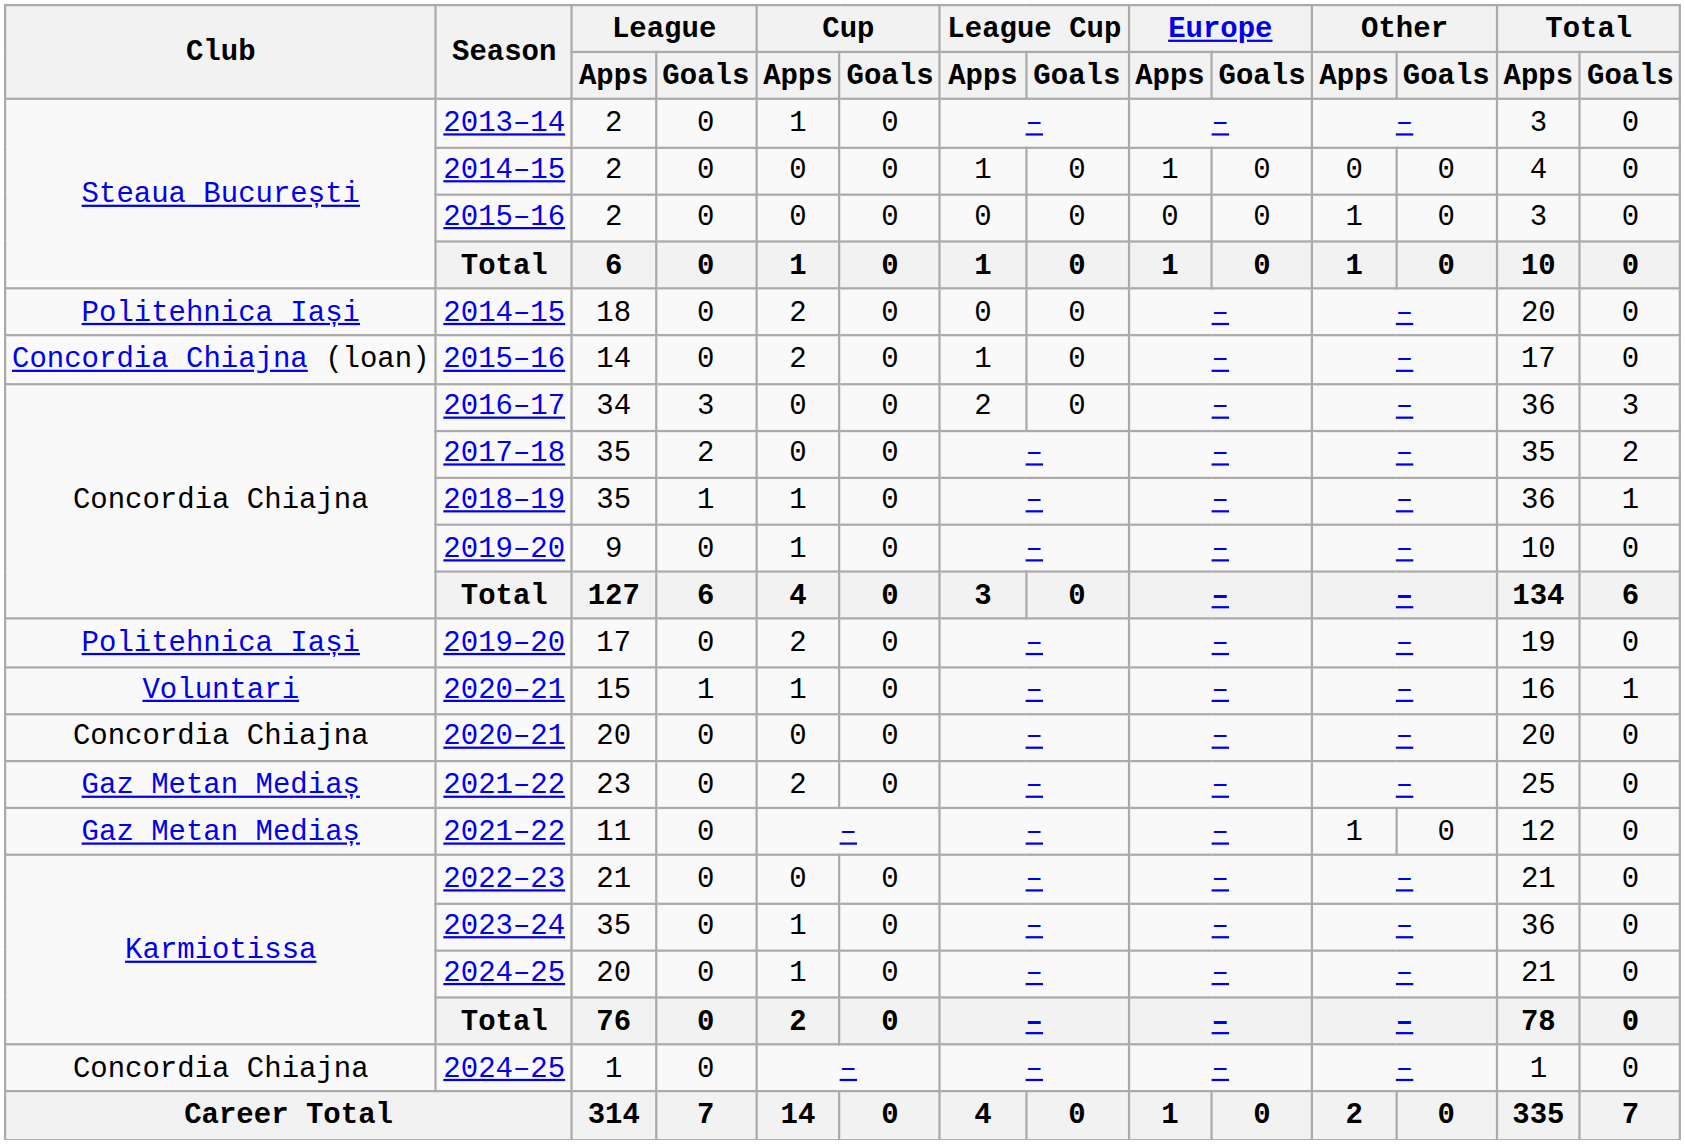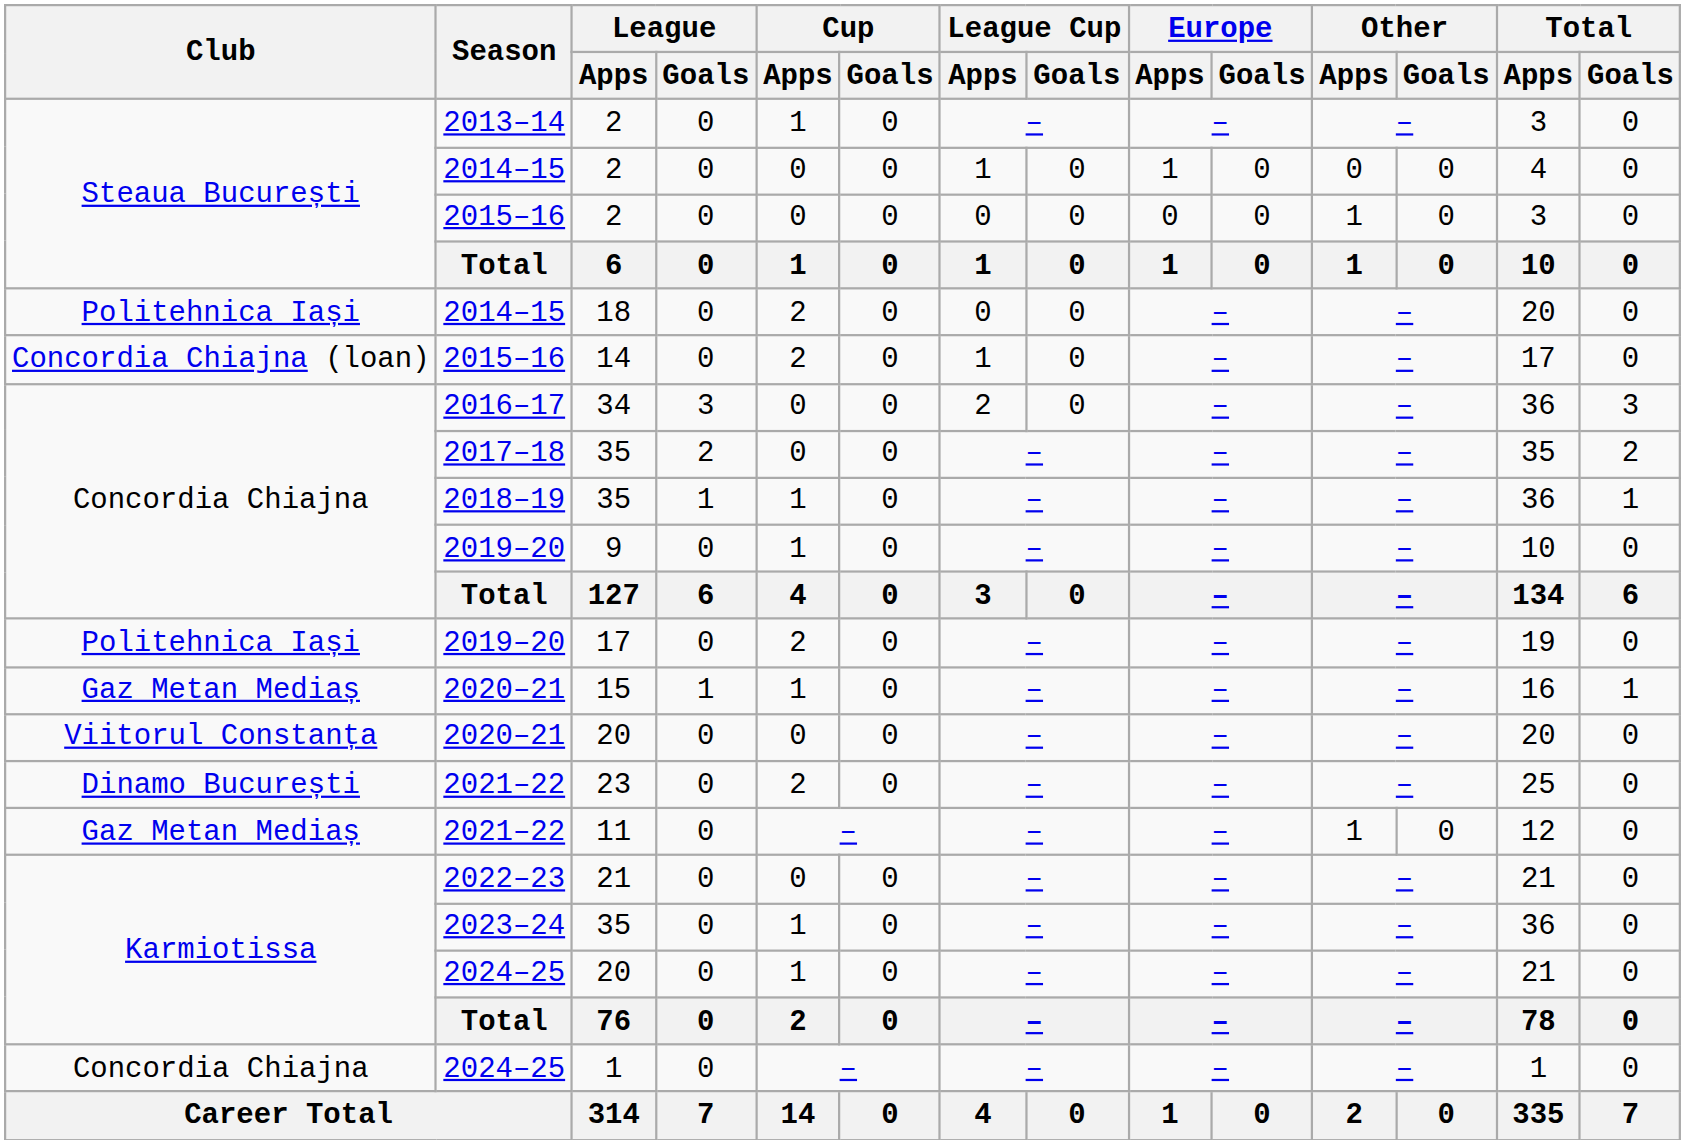(221, 690) Voluntari -> (221, 690) Gaz Metan Mediaș
(221, 737) Concordia Chiajna -> (221, 737) Viitorul Constanța
(221, 785) Gaz Metan Mediaș -> (221, 785) Dinamo București
